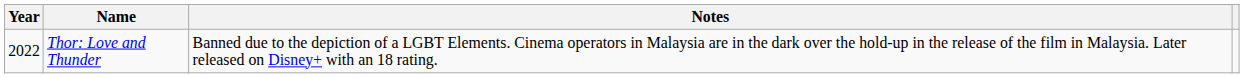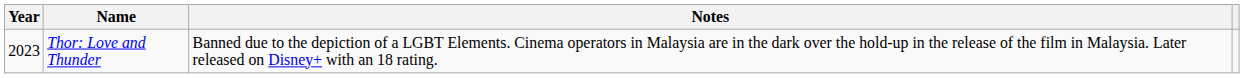(24, 51) 2022 -> (24, 51) 2023
